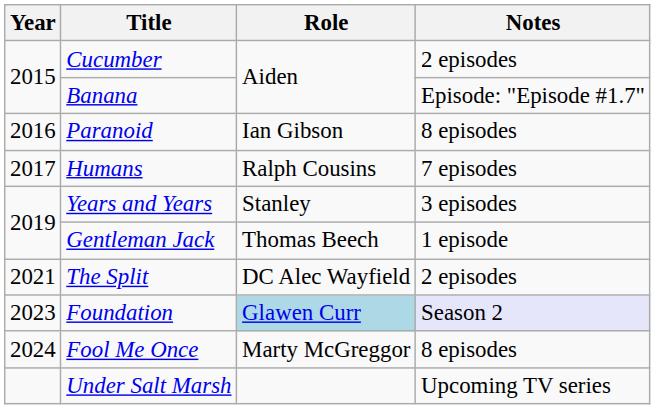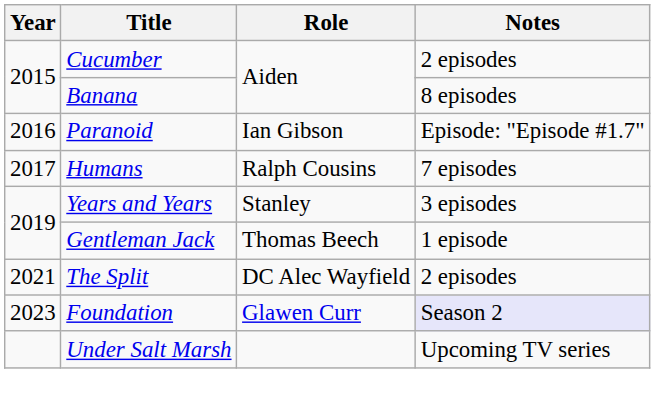(533, 95) Episode: "Episode #1.7" -> (469, 95) 8 episodes
(469, 131) 8 episodes -> (533, 131) Episode: "Episode #1.7"
(302, 312) lightblue background -> (302, 312) no background
- row: (132, 349)
